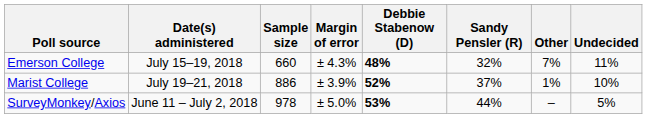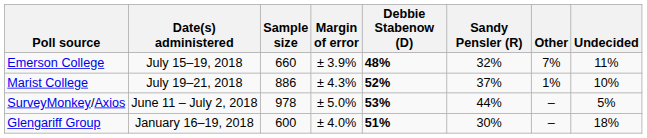(337, 63) ± 4.3% -> (337, 63) ± 3.9%
(337, 83) ± 3.9% -> (337, 83) ± 4.3%
+ row: (54, 123)
